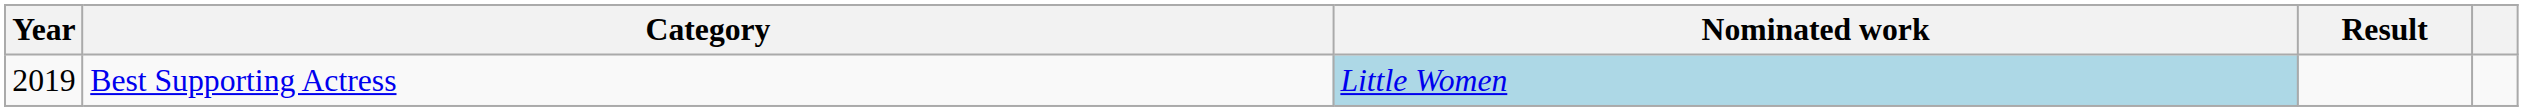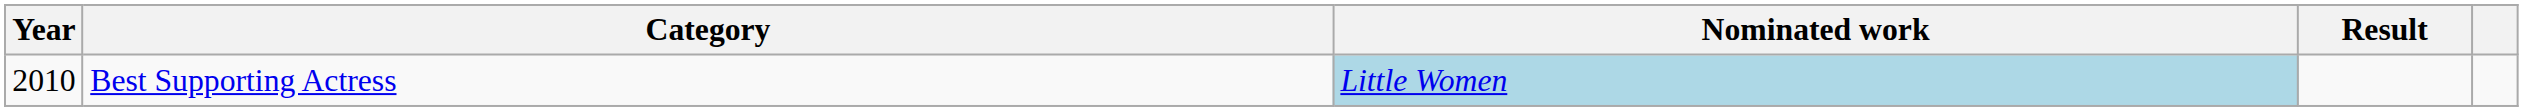(44, 79) 2019 -> (44, 79) 2010
